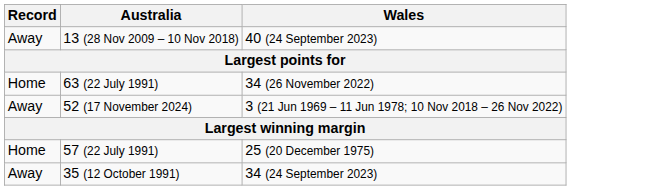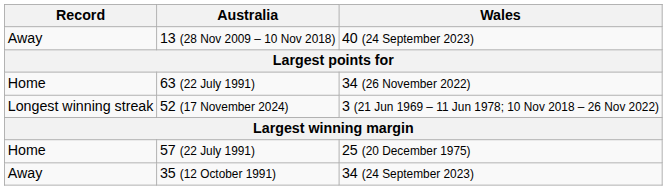(25, 106) Away -> (81, 106) Longest winning streak
